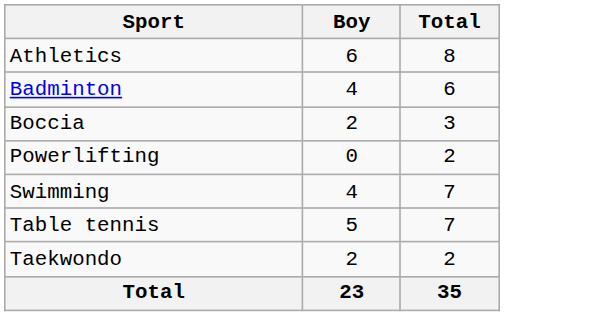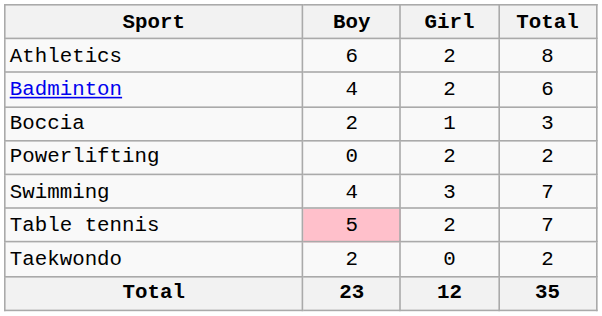+ column: (450, 22)
(352, 225) no background -> (352, 225) pink background
